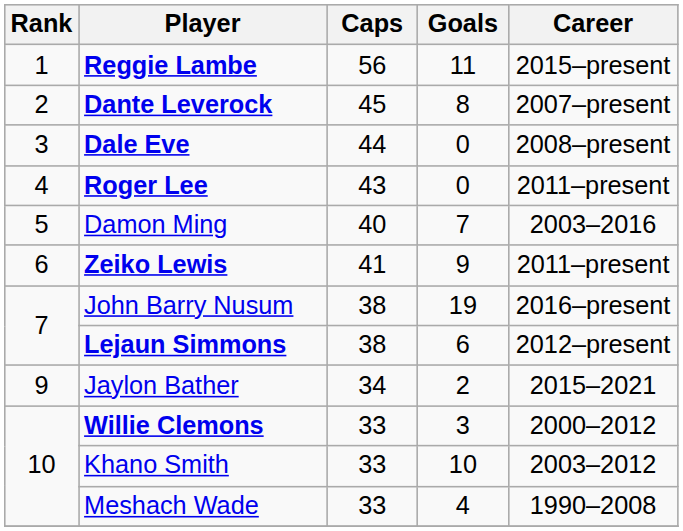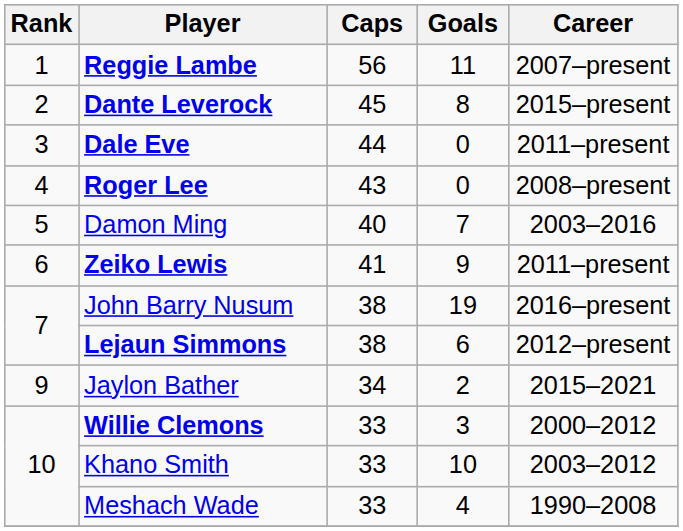(593, 64) 2015–present -> (593, 64) 2007–present
(593, 104) 2007–present -> (593, 104) 2015–present
(593, 144) 2008–present -> (593, 144) 2011–present
(593, 184) 2011–present -> (593, 184) 2008–present
